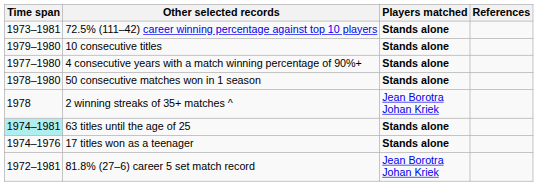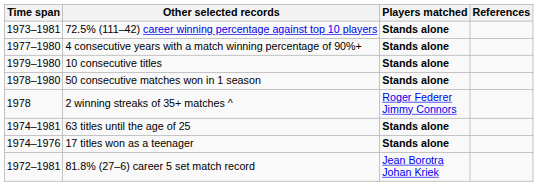rows swapped: (214, 64) <-> (114, 47)
(413, 104) Jean Borotra Johan Kriek -> (419, 104) Roger Federer Jimmy Connors
(34, 127) paleturquoise background -> (34, 127) no background
